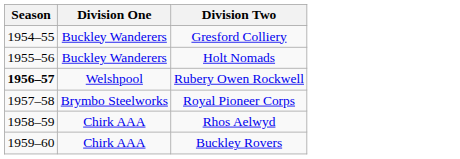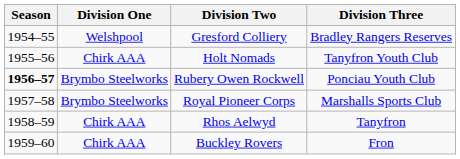+ column: (381, 15)
(114, 36) Buckley Wanderers -> (114, 36) Welshpool
(114, 57) Buckley Wanderers -> (114, 57) Chirk AAA
(114, 79) Welshpool -> (114, 79) Brymbo Steelworks
